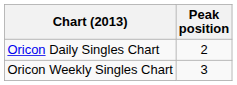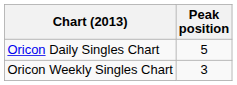(204, 49) 2 -> (204, 49) 5
